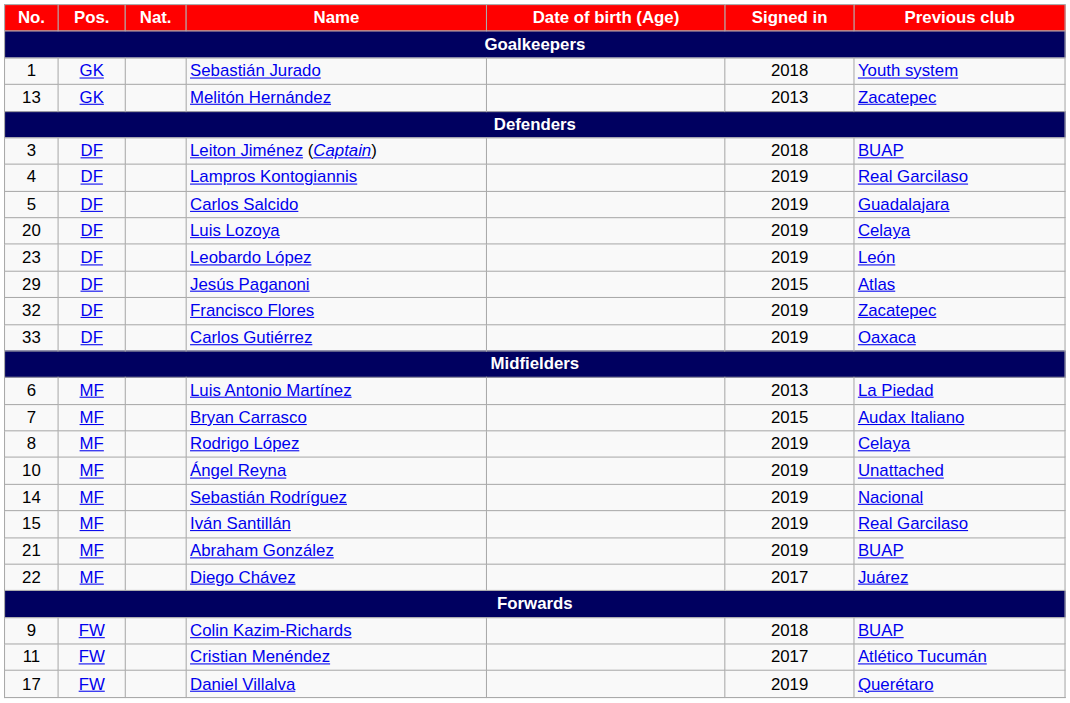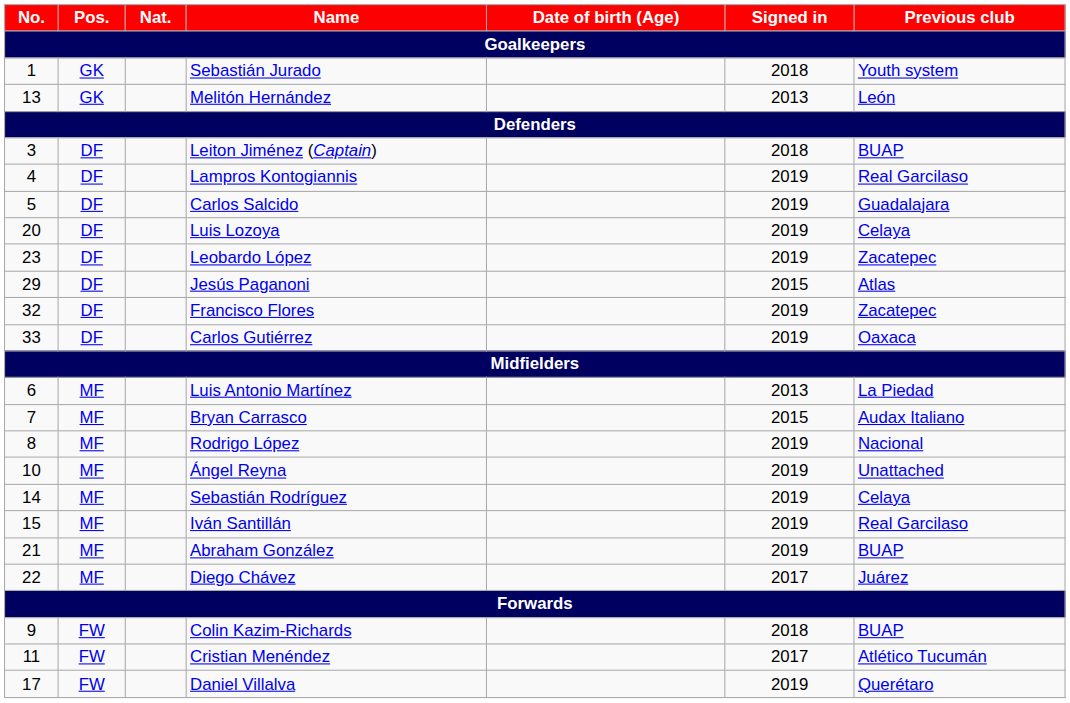(897, 97) Zacatepec -> (877, 97) León
(877, 257) León -> (897, 257) Zacatepec
(884, 444) Celaya -> (891, 444) Nacional
(891, 497) Nacional -> (884, 497) Celaya
